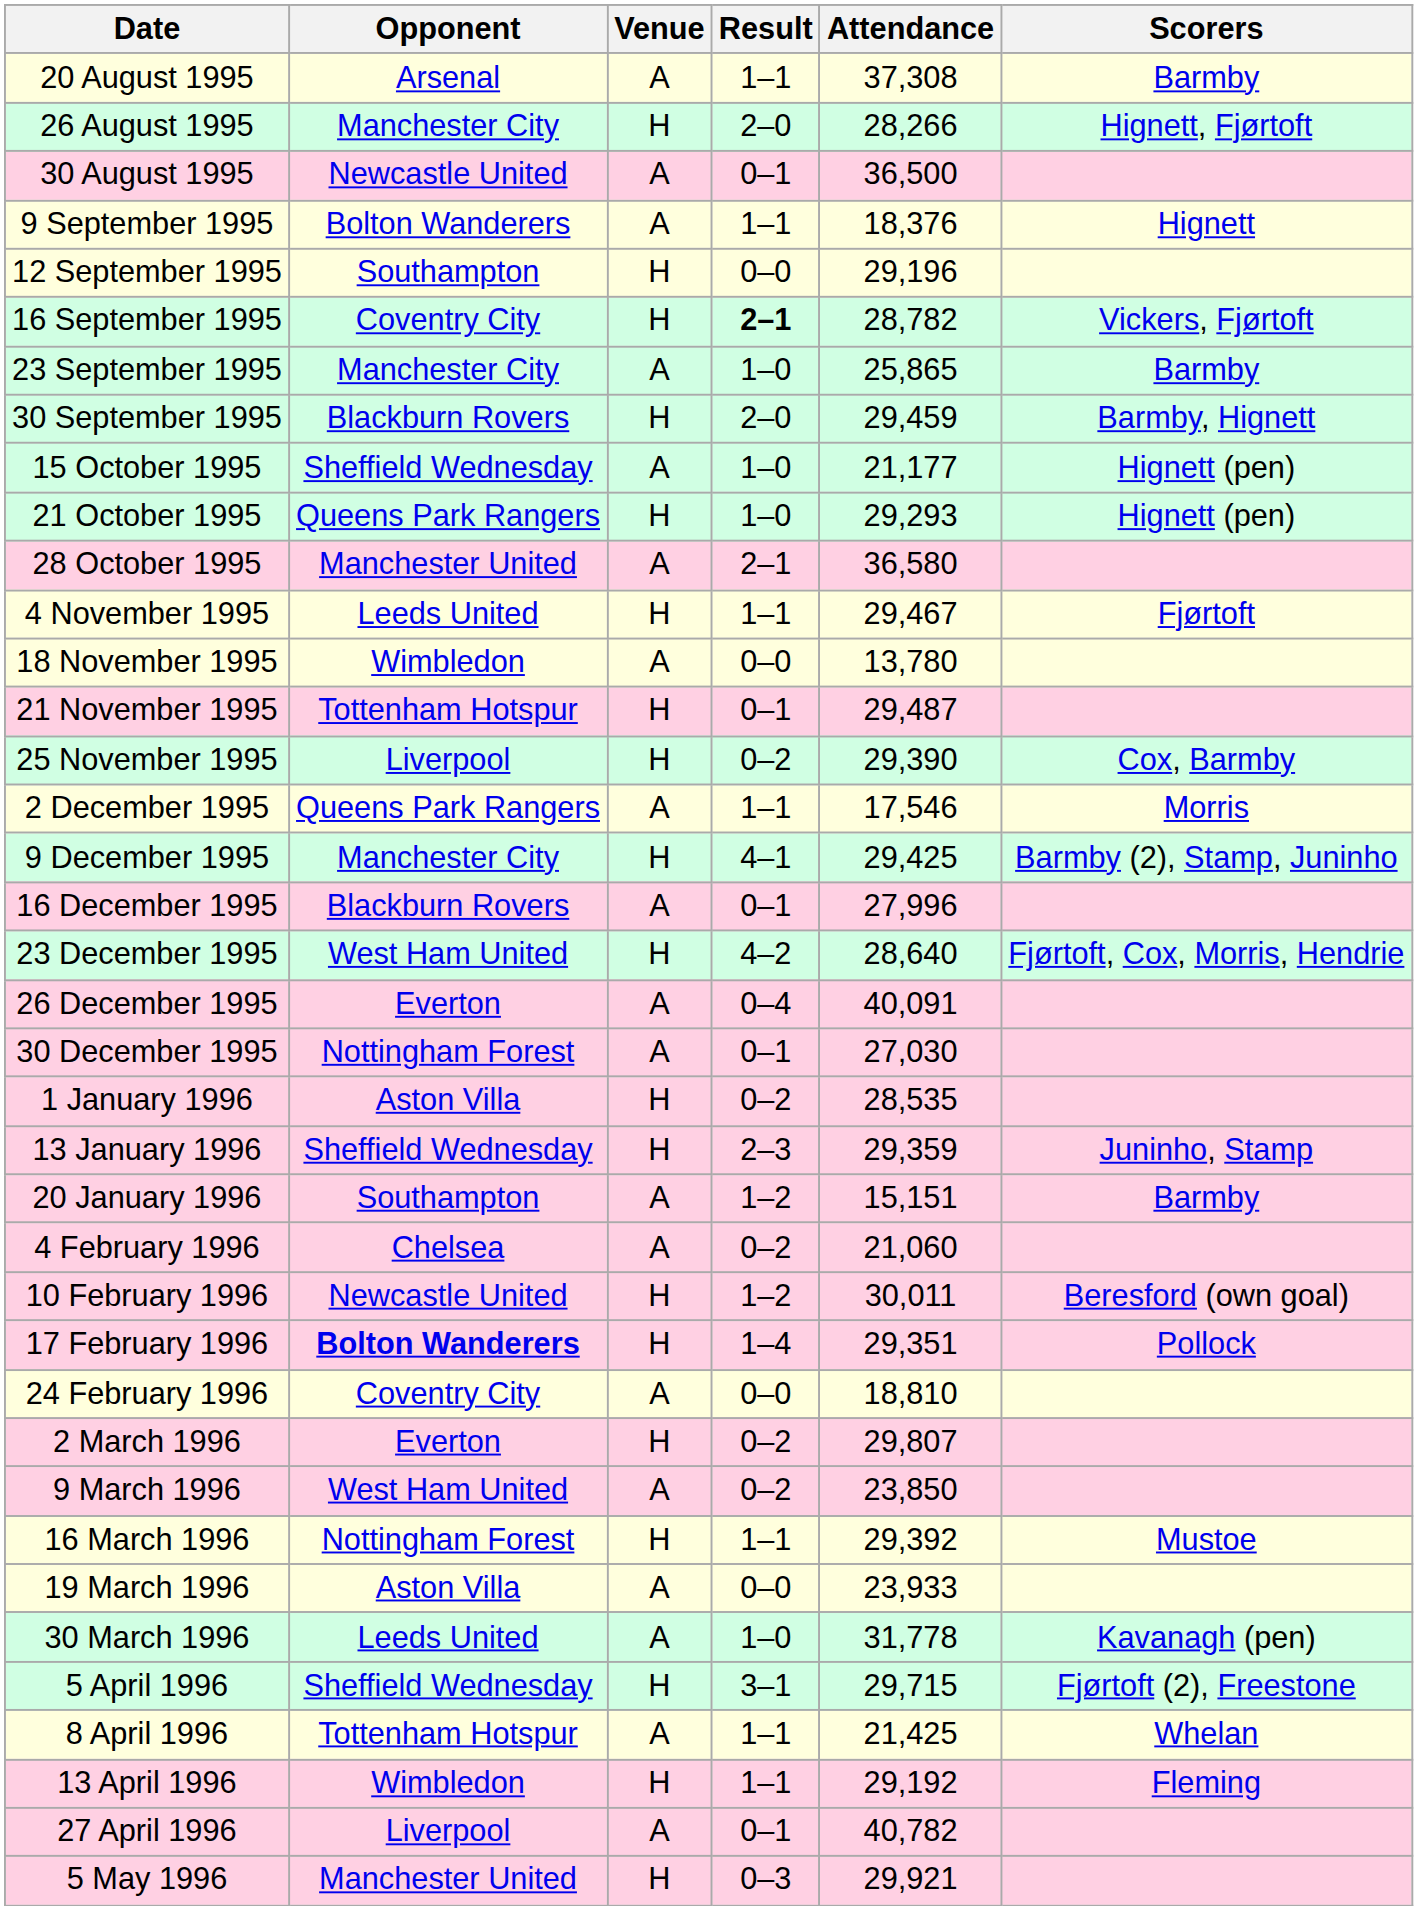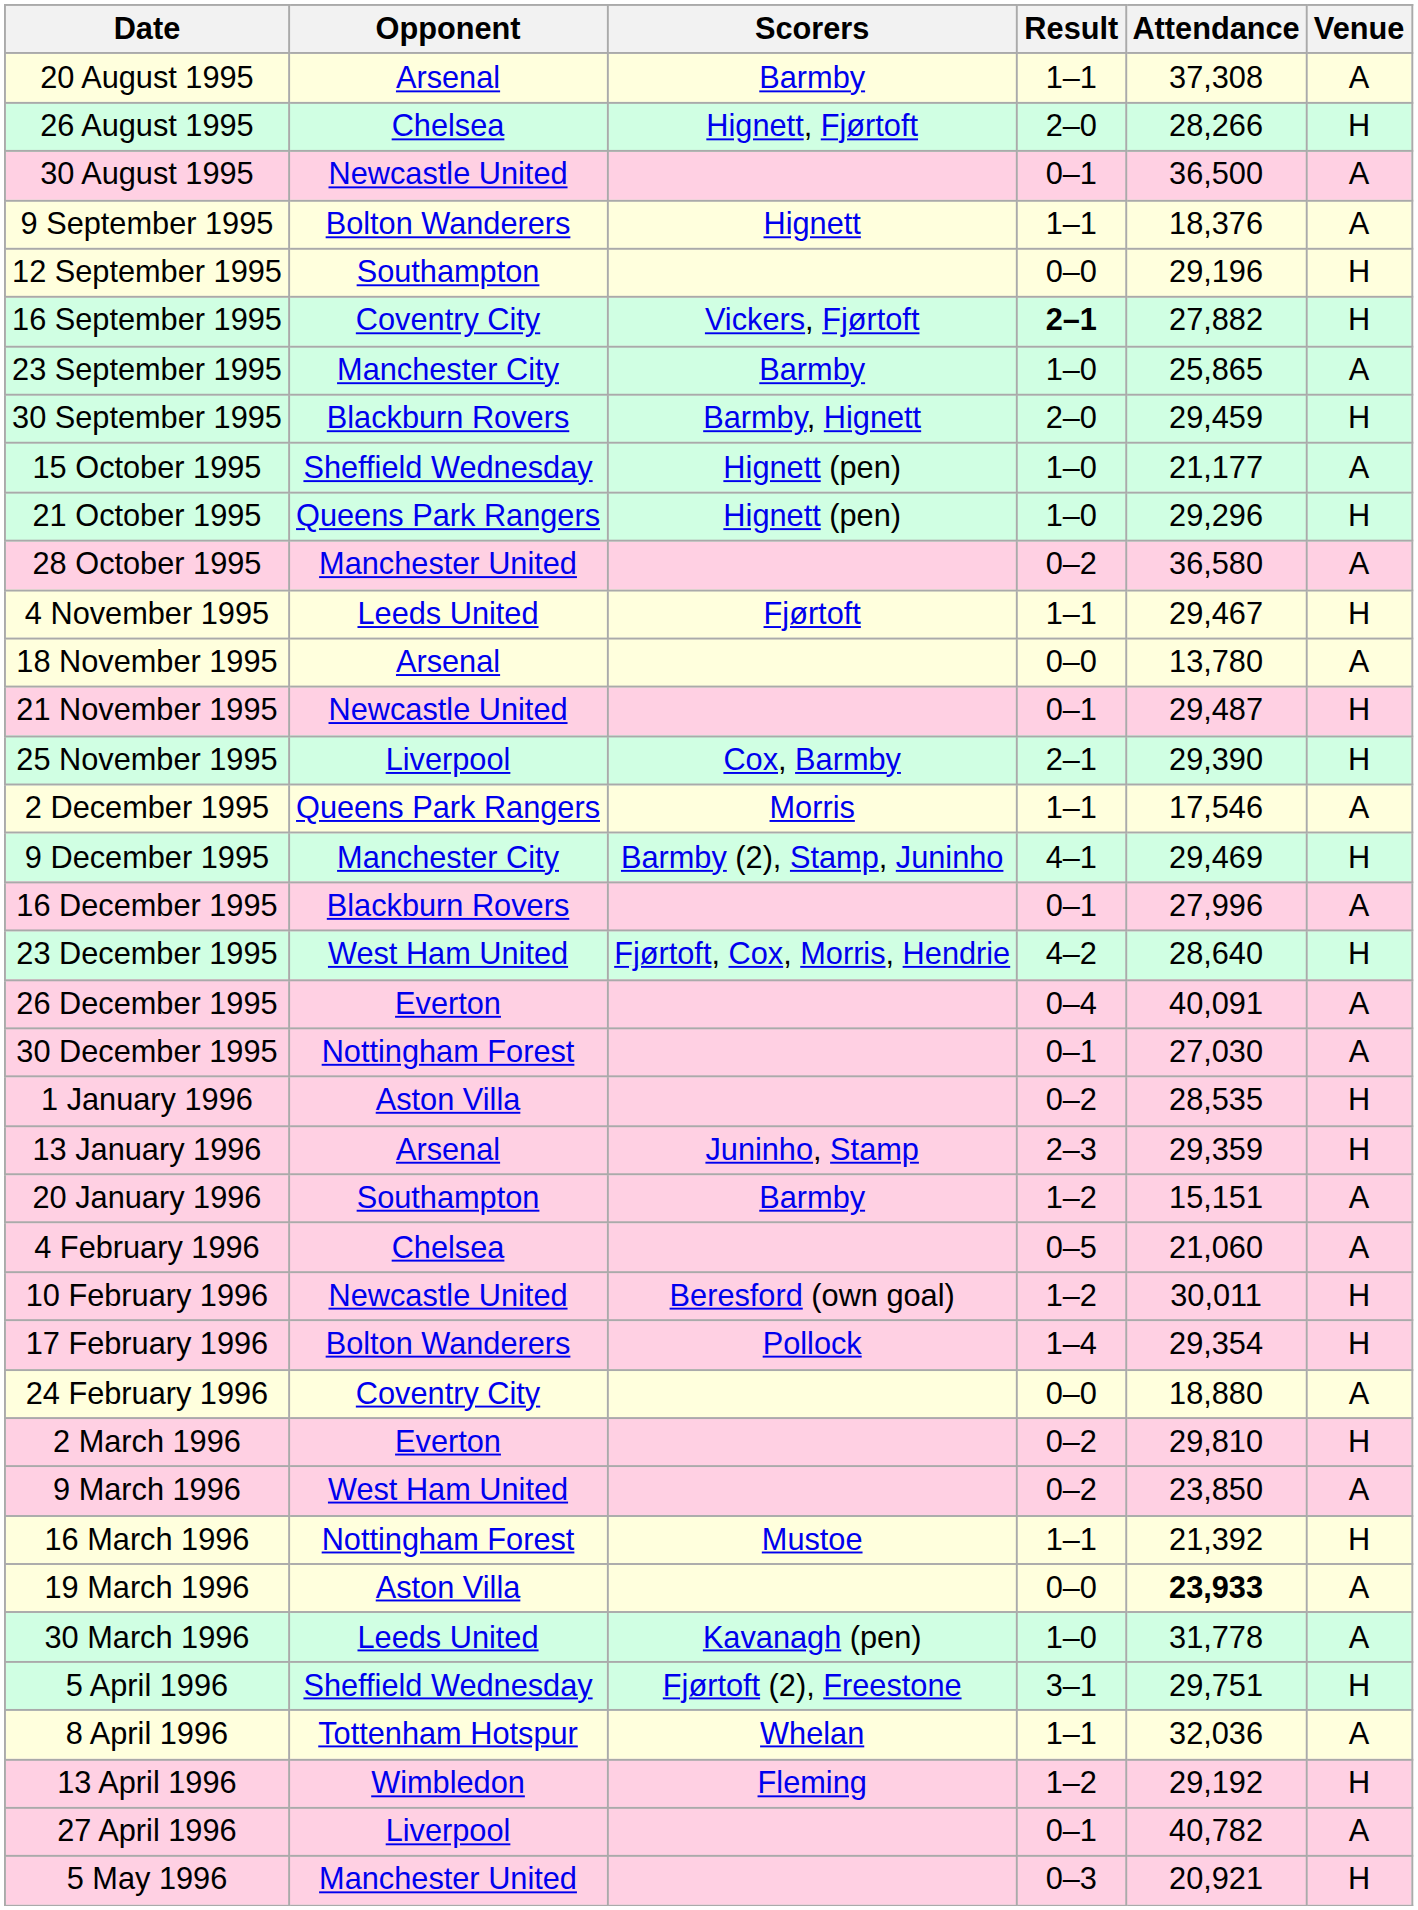columns swapped: (659, 28) <-> (1206, 28)
(448, 126) Manchester City -> (448, 126) Chelsea
(911, 321) 28,782 -> (1216, 321) 27,882
(911, 516) 29,293 -> (1216, 516) 29,296
(766, 564) 2–1 -> (1071, 564) 0–2
(448, 662) Wimbledon -> (448, 662) Arsenal
(448, 710) Tottenham Hotspur -> (448, 710) Newcastle United
(766, 759) 0–2 -> (1071, 759) 2–1
(911, 857) 29,425 -> (1216, 857) 29,469
(448, 1149) Sheffield Wednesday -> (448, 1149) Arsenal
(766, 1246) 0–2 -> (1071, 1246) 0–5
(448, 1344) bold -> (448, 1344) normal
(911, 1344) 29,351 -> (1216, 1344) 29,354
(911, 1393) 18,810 -> (1216, 1393) 18,880
(911, 1441) 29,807 -> (1216, 1441) 29,810
(911, 1539) 29,392 -> (1216, 1539) 21,392
(911, 1587) normal -> (1216, 1587) bold
(911, 1685) 29,715 -> (1216, 1685) 29,751
(911, 1734) 21,425 -> (1216, 1734) 32,036
(766, 1782) 1–1 -> (1071, 1782) 1–2
(911, 1880) 29,921 -> (1216, 1880) 20,921
